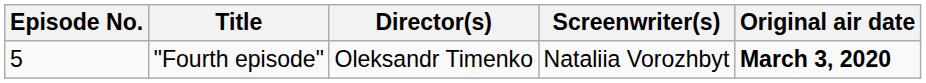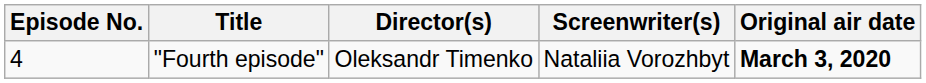(16, 59) 5 -> (16, 59) 4
